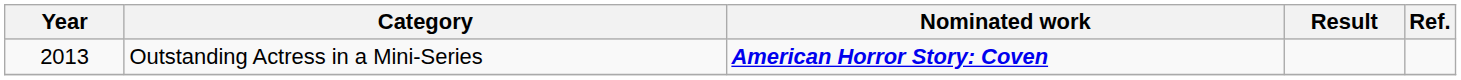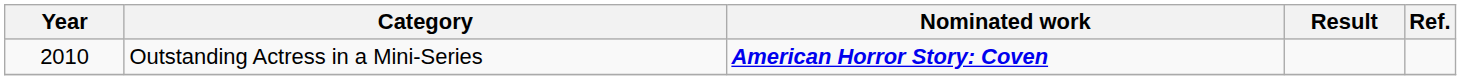(65, 56) 2013 -> (65, 56) 2010
